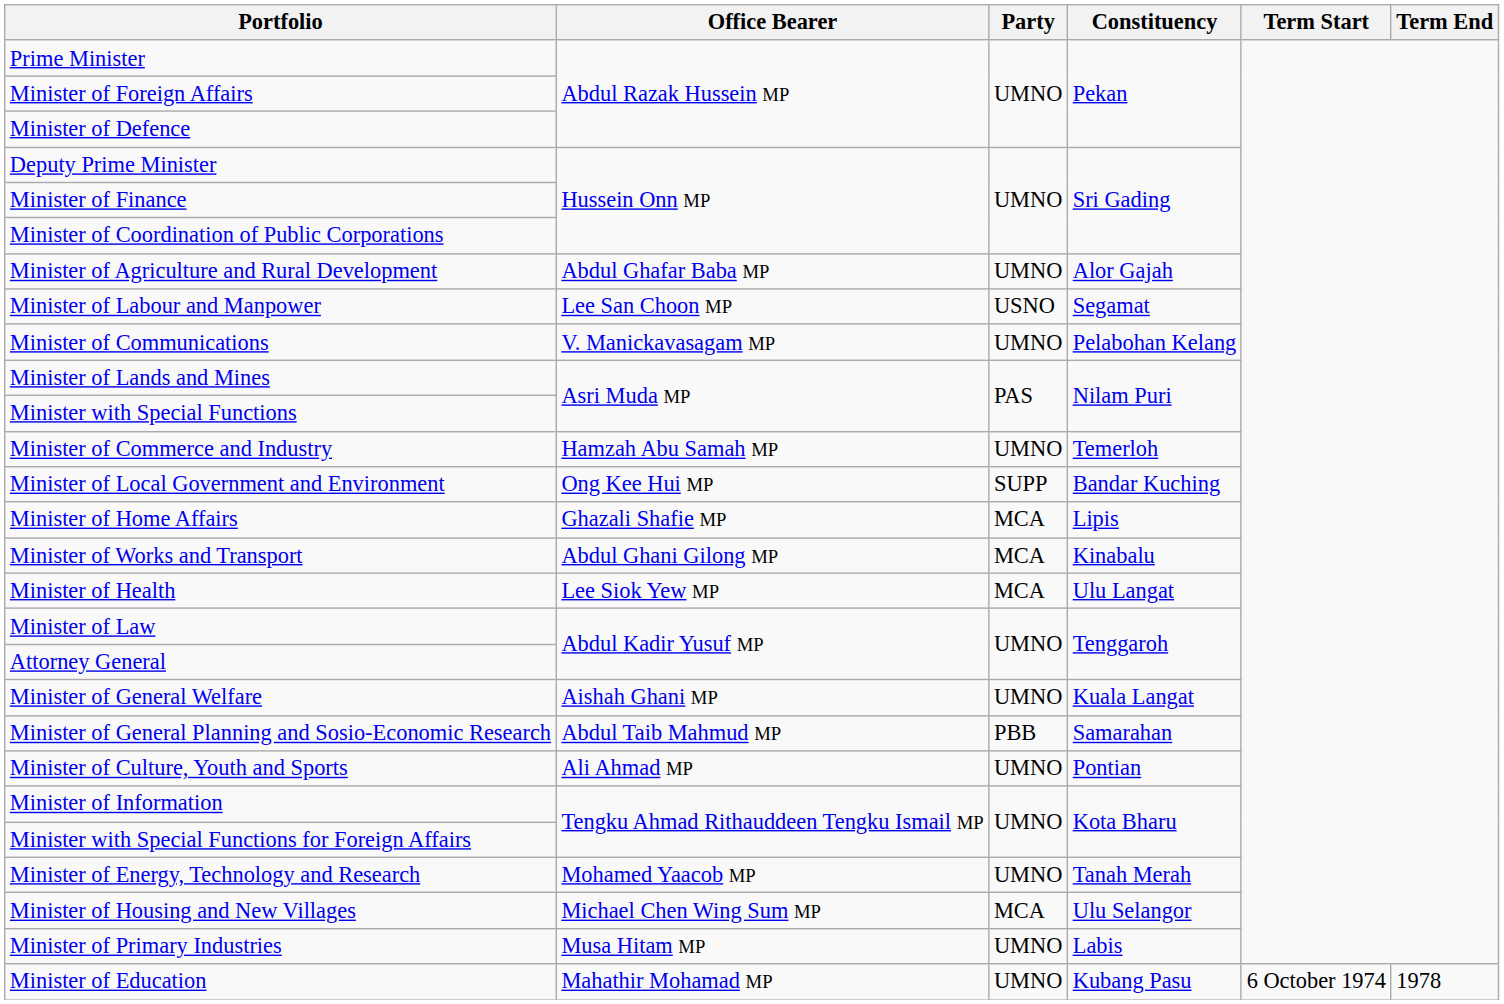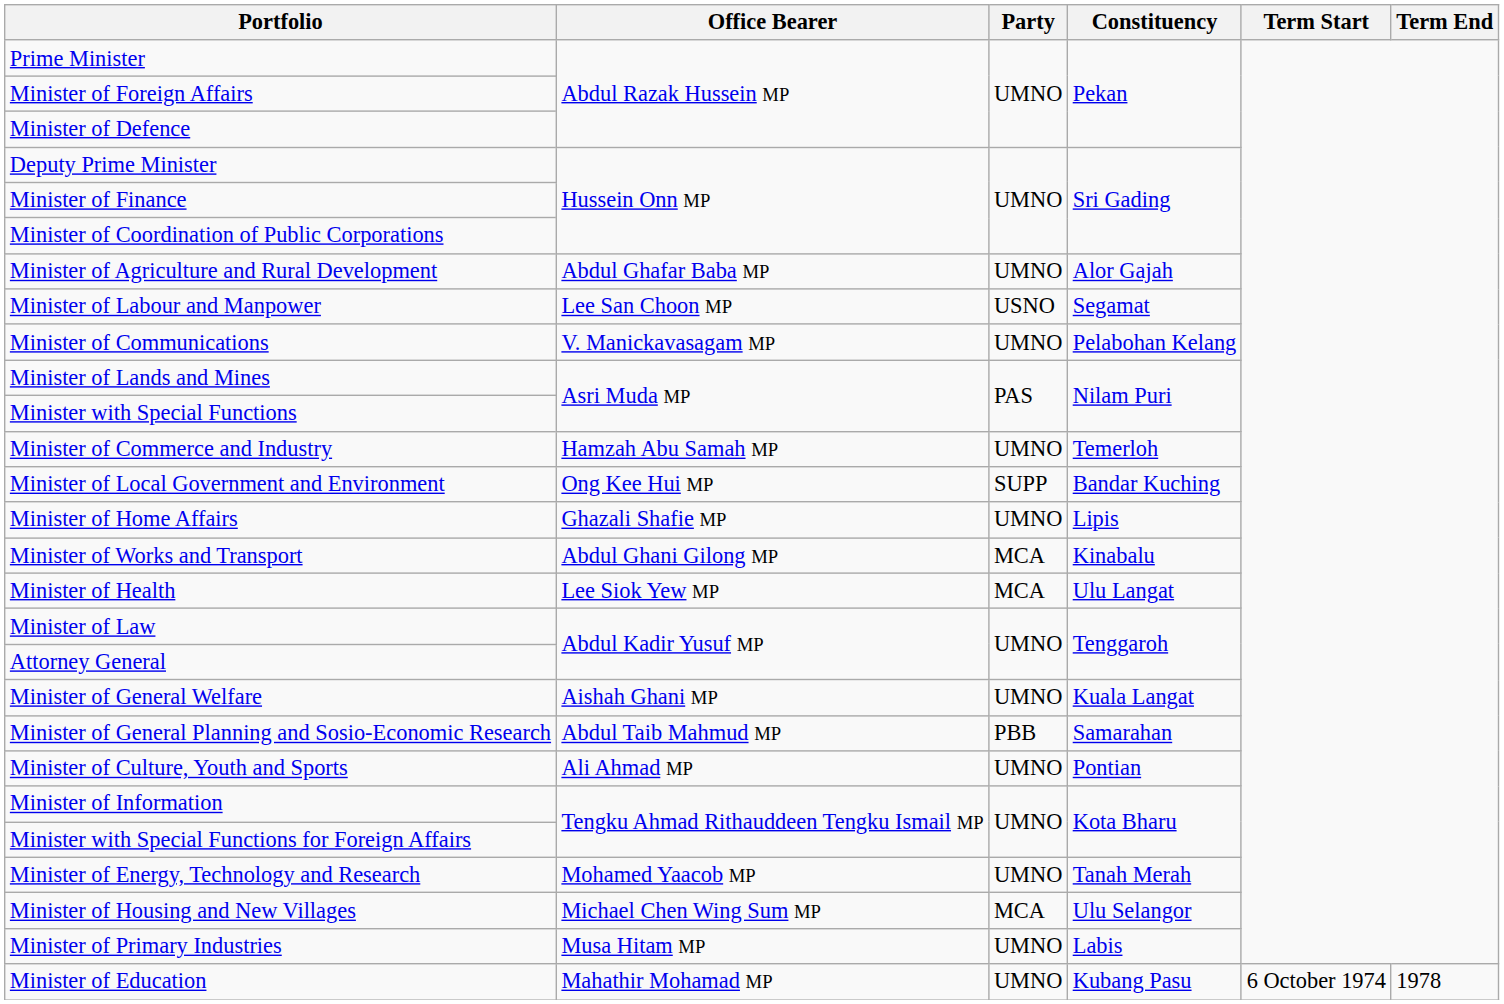(1019, 519) MCA -> (1028, 519) UMNO
